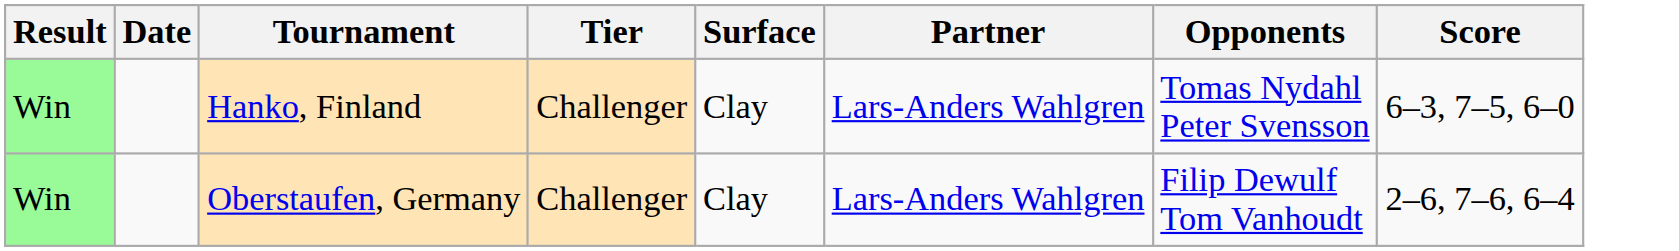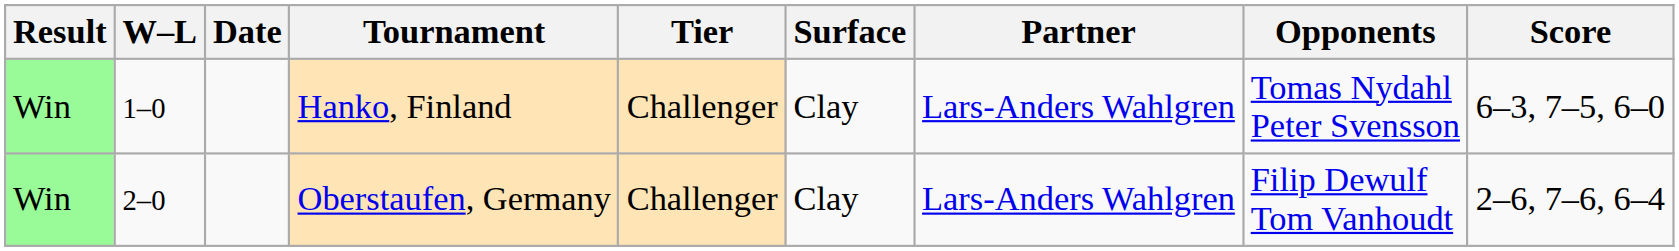+ column: (160, 31)
